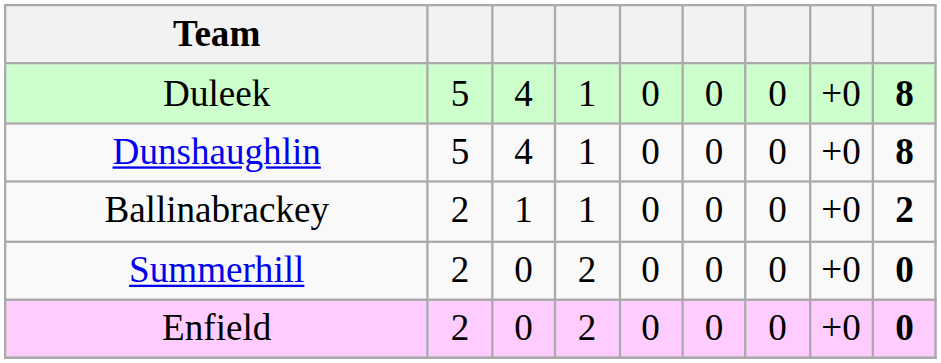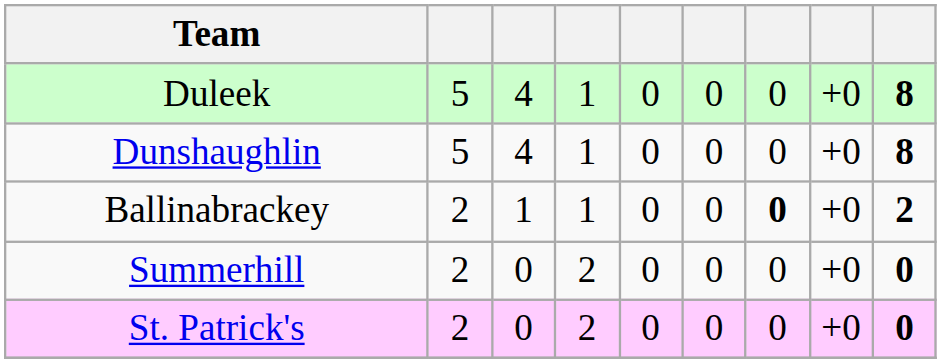(778, 210) normal -> (778, 210) bold
+ row: (217, 328)
- row: (217, 328)
